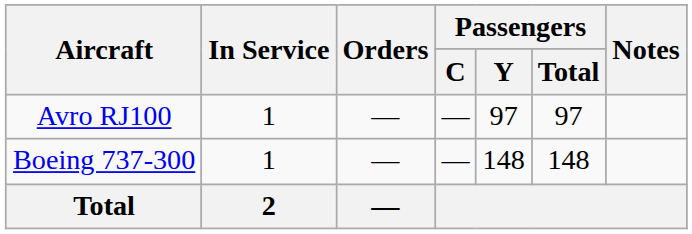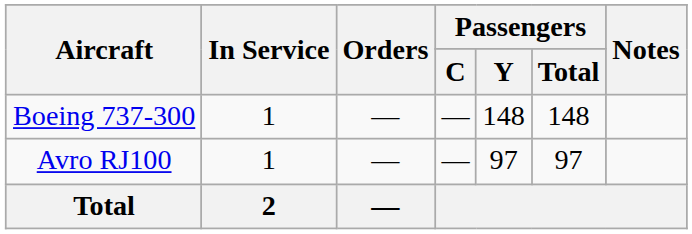rows swapped: (104, 116) <-> (104, 160)
